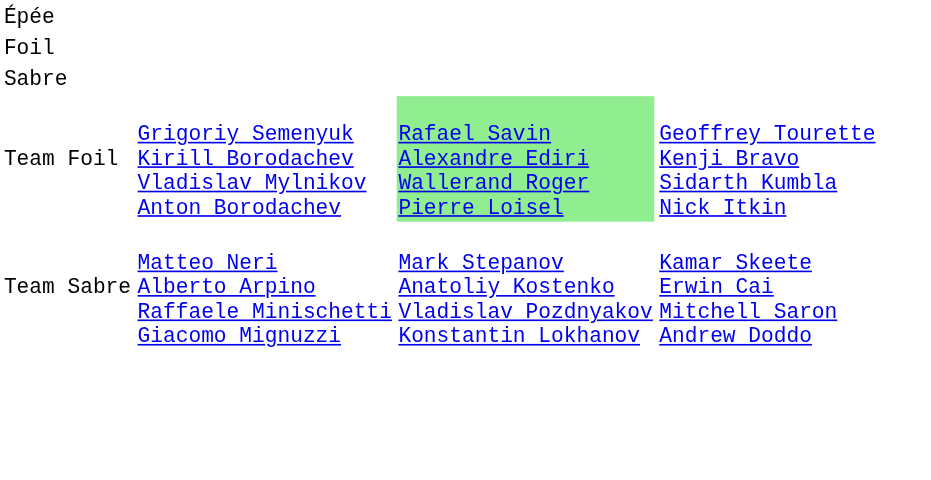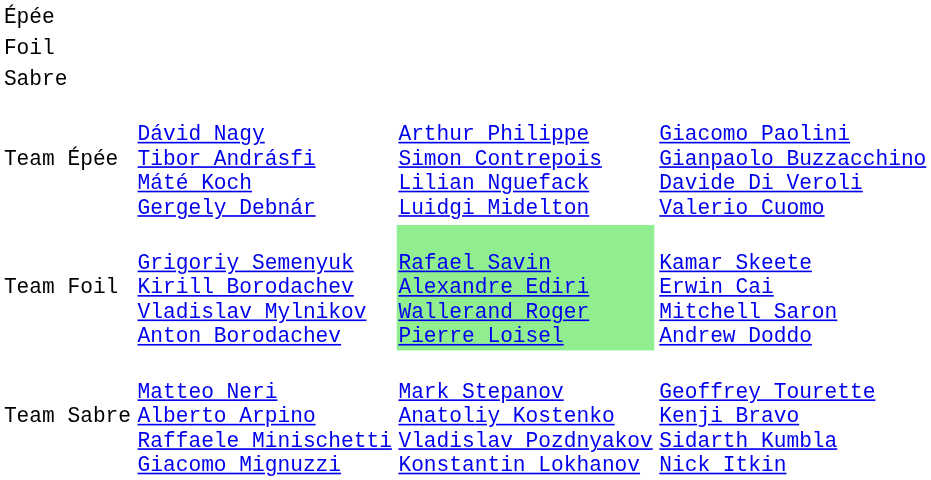+ row: (61, 159)
(767, 171) Geoffrey Tourette Kenji Bravo Sidarth Kumbla Nick Itkin -> (748, 300) Kamar Skeete Erwin Cai Mitchell Saron Andrew Doddo
(748, 300) Kamar Skeete Erwin Cai Mitchell Saron Andrew Doddo -> (767, 429) Geoffrey Tourette Kenji Bravo Sidarth Kumbla Nick Itkin
